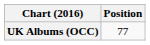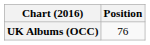(123, 31) 77 -> (123, 31) 76
